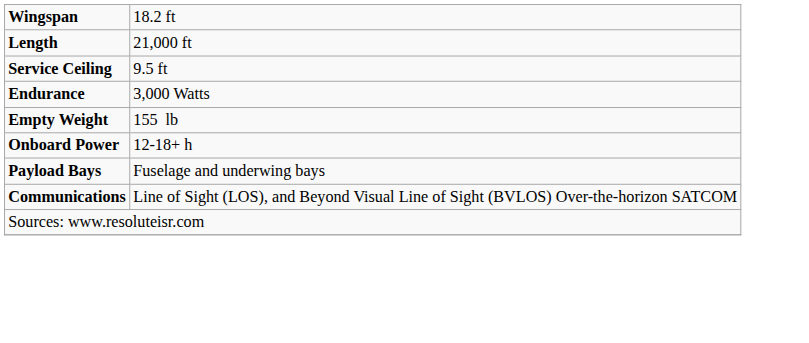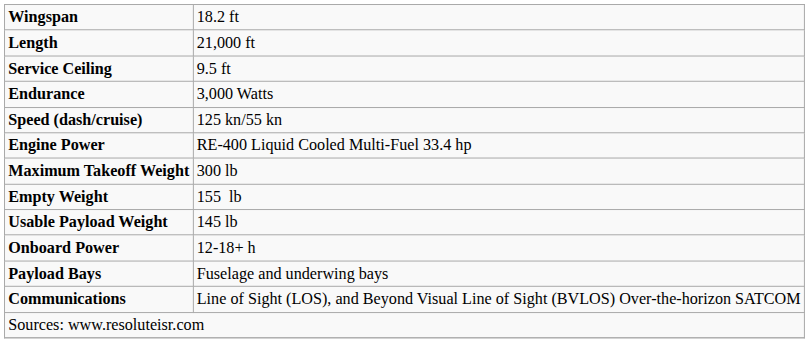+ row: (75, 119)
+ row: (56, 145)
+ row: (99, 171)
+ row: (88, 222)
